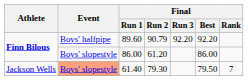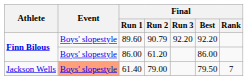(85, 40) Boys' halfpipe -> (89, 40) Boys' slopestyle
(157, 69) 79.30 -> (157, 69) 79.00
